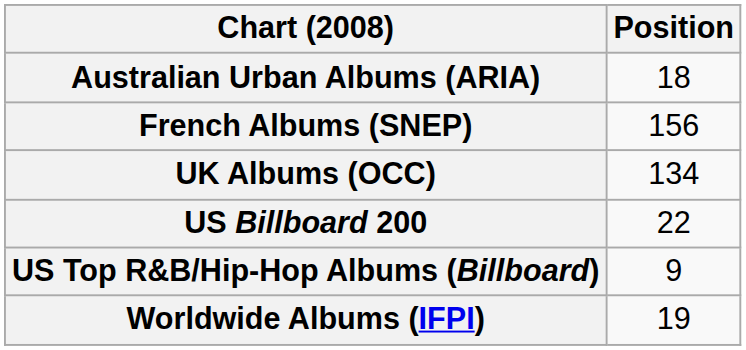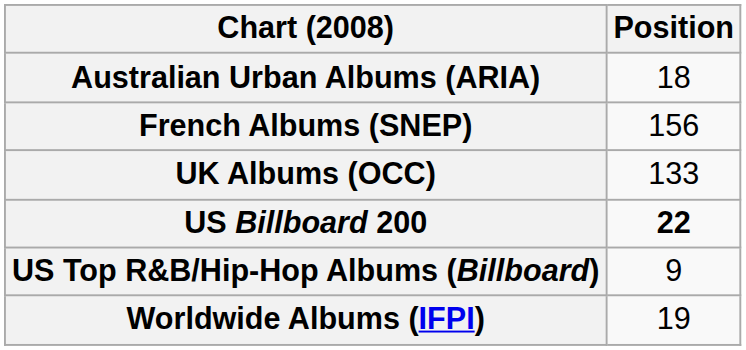(674, 174) 134 -> (674, 174) 133
(674, 222) normal -> (674, 222) bold
